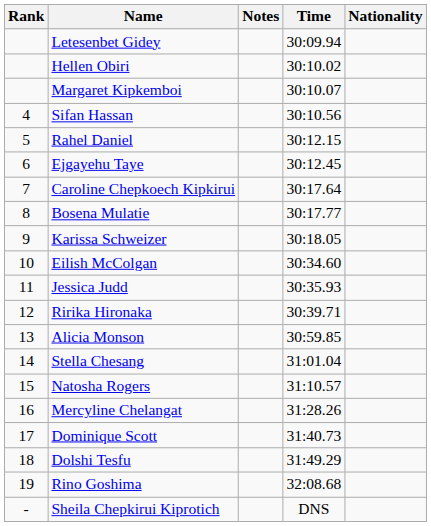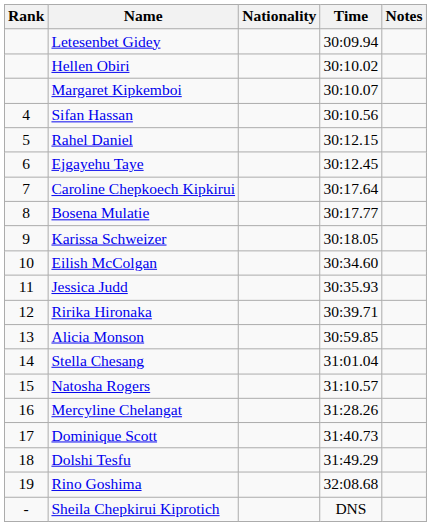columns swapped: (385, 16) <-> (261, 16)
